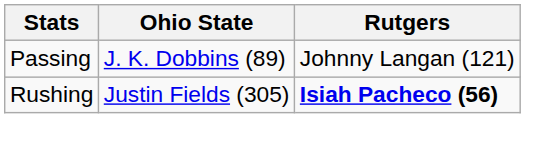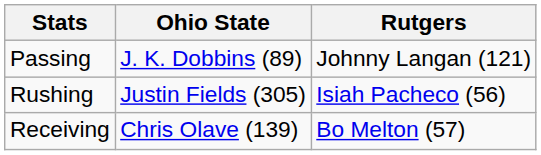(399, 94) bold -> (411, 94) normal
+ row: (60, 130)
